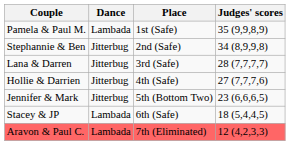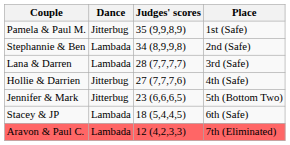columns swapped: (250, 13) <-> (174, 13)
(111, 30) Lambada -> (110, 30) Jitterbug
(110, 47) Jitterbug -> (111, 47) Lambada
(110, 64) Jitterbug -> (111, 64) Lambada
